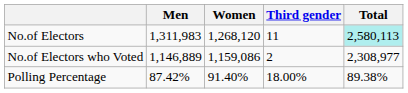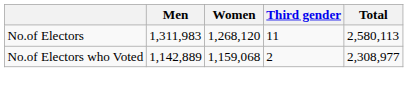(373, 35) paleturquoise background -> (373, 35) no background
(176, 56) 1,146,889 -> (176, 56) 1,142,889
(234, 56) 1,159,086 -> (234, 56) 1,159,068
- row: (57, 77)
